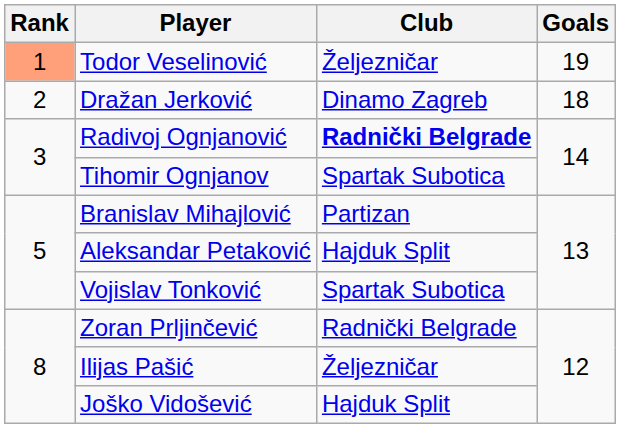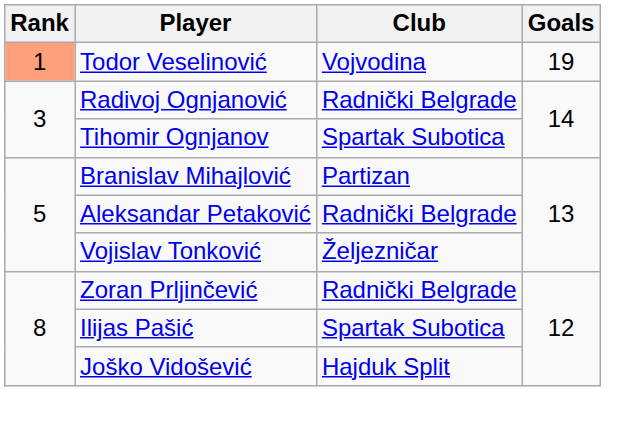(380, 61) Željezničar -> (374, 61) Vojvodina
- row: (166, 99)
(427, 137) bold -> (419, 99) normal
(386, 251) Hajduk Split -> (419, 213) Radnički Belgrade
(413, 289) Spartak Subotica -> (380, 251) Željezničar
(380, 366) Željezničar -> (413, 328) Spartak Subotica
